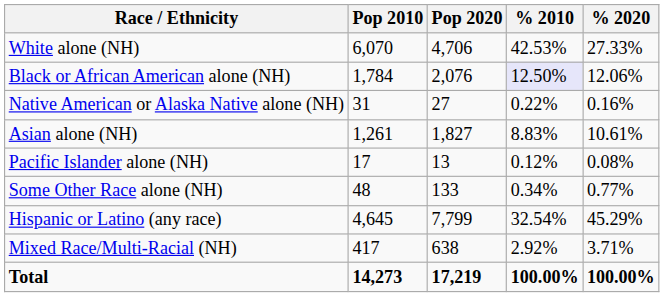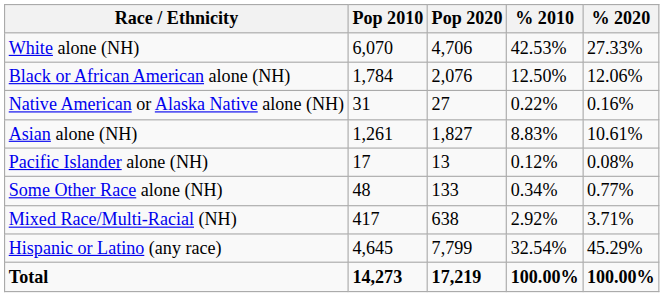(539, 76) lavender background -> (539, 76) no background
rows swapped: (123, 248) <-> (115, 219)
